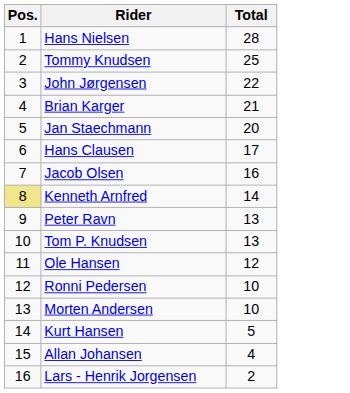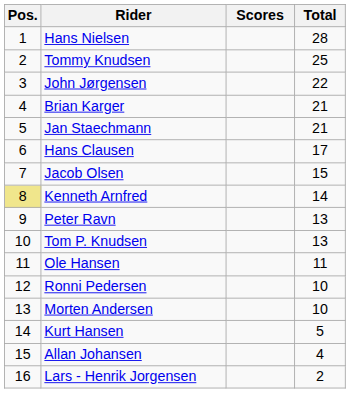+ column: (260, 15)
(251, 128) 20 -> (320, 128) 21
(251, 173) 16 -> (320, 173) 15
(251, 264) 12 -> (320, 264) 11
